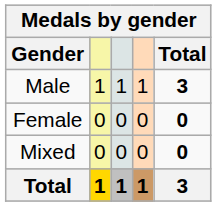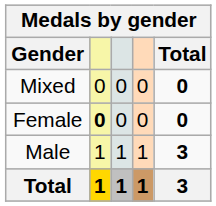rows swapped: (48, 87) <-> (48, 152)
(100, 119) normal -> (100, 119) bold
